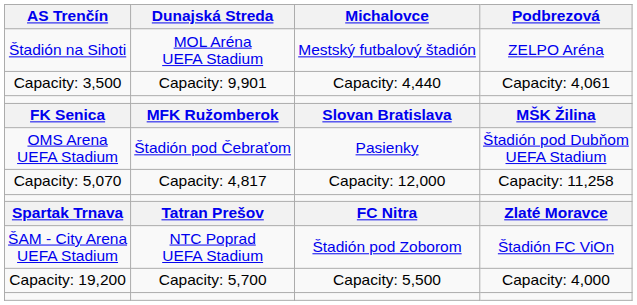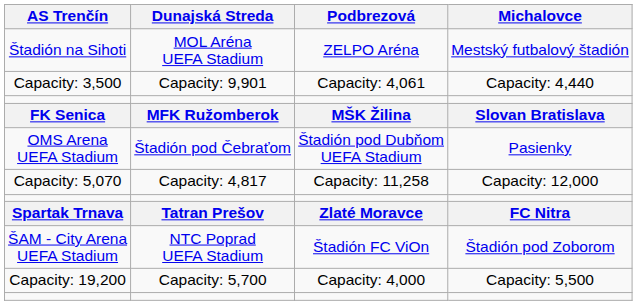columns swapped: (556, 16) <-> (387, 16)
